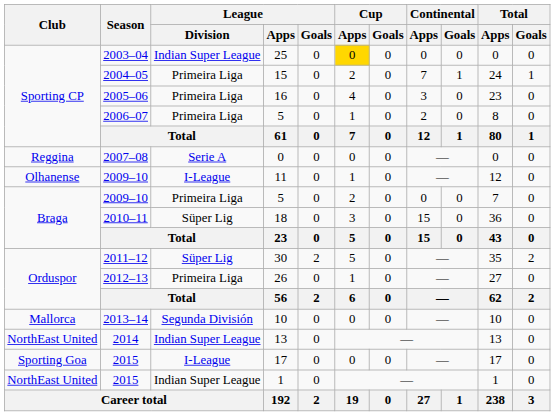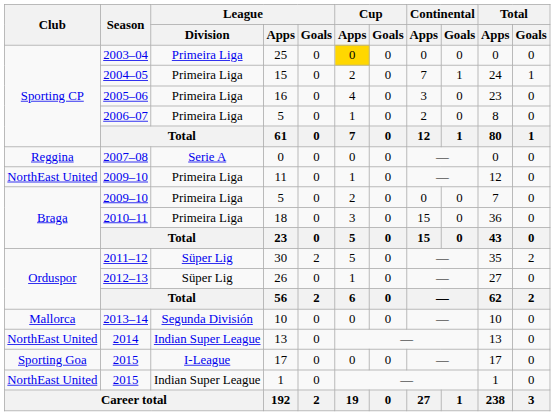(207, 55) Indian Super League -> (207, 55) Primeira Liga
(52, 177) Olhanense -> (52, 177) NorthEast United
(207, 177) I-League -> (207, 177) Primeira Liga
(207, 217) Süper Lig -> (207, 217) Primeira Liga
(207, 278) Primeira Liga -> (207, 278) Süper Lig
